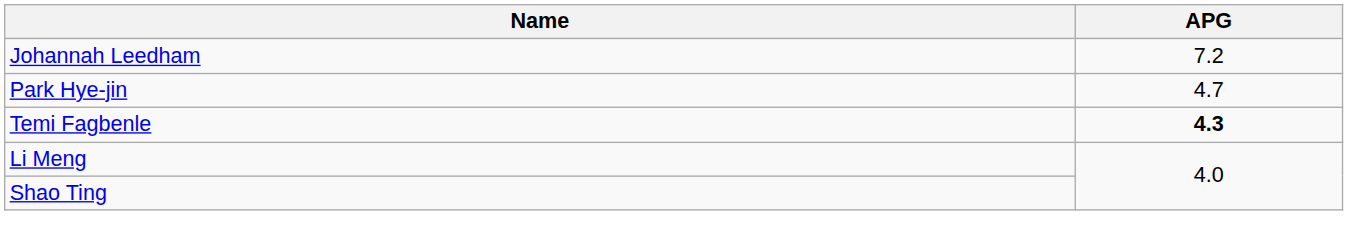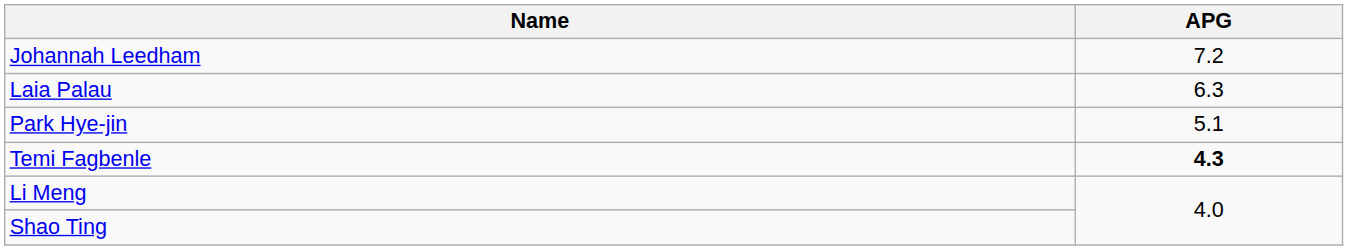+ row: (61, 90)
(1209, 90) 4.7 -> (1209, 124) 5.1
